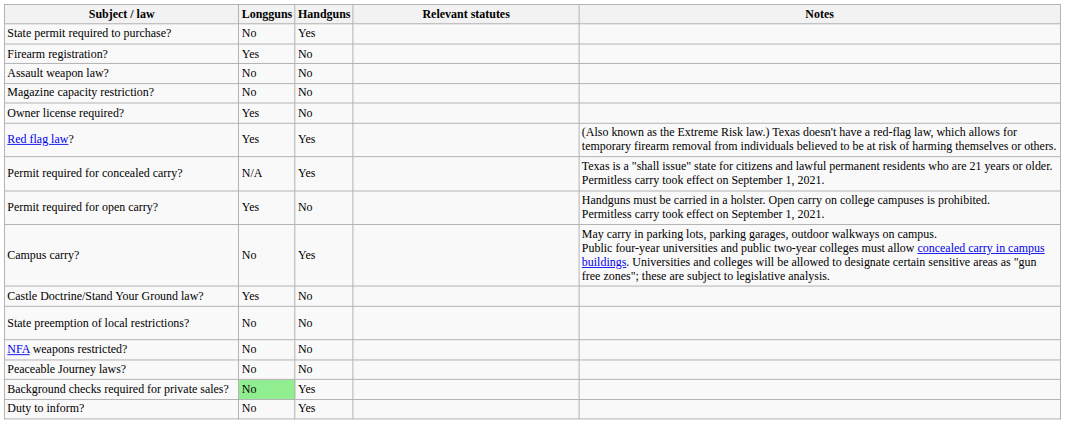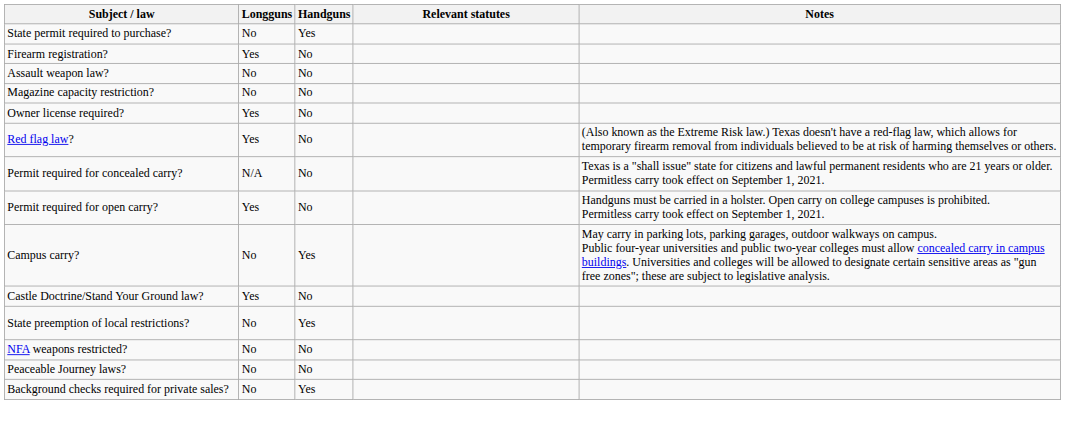(307, 139) Yes -> (305, 139) No
(307, 173) Yes -> (305, 173) No
(305, 322) No -> (307, 322) Yes
(249, 388) lightgreen background -> (249, 388) no background
- row: (46, 408)
